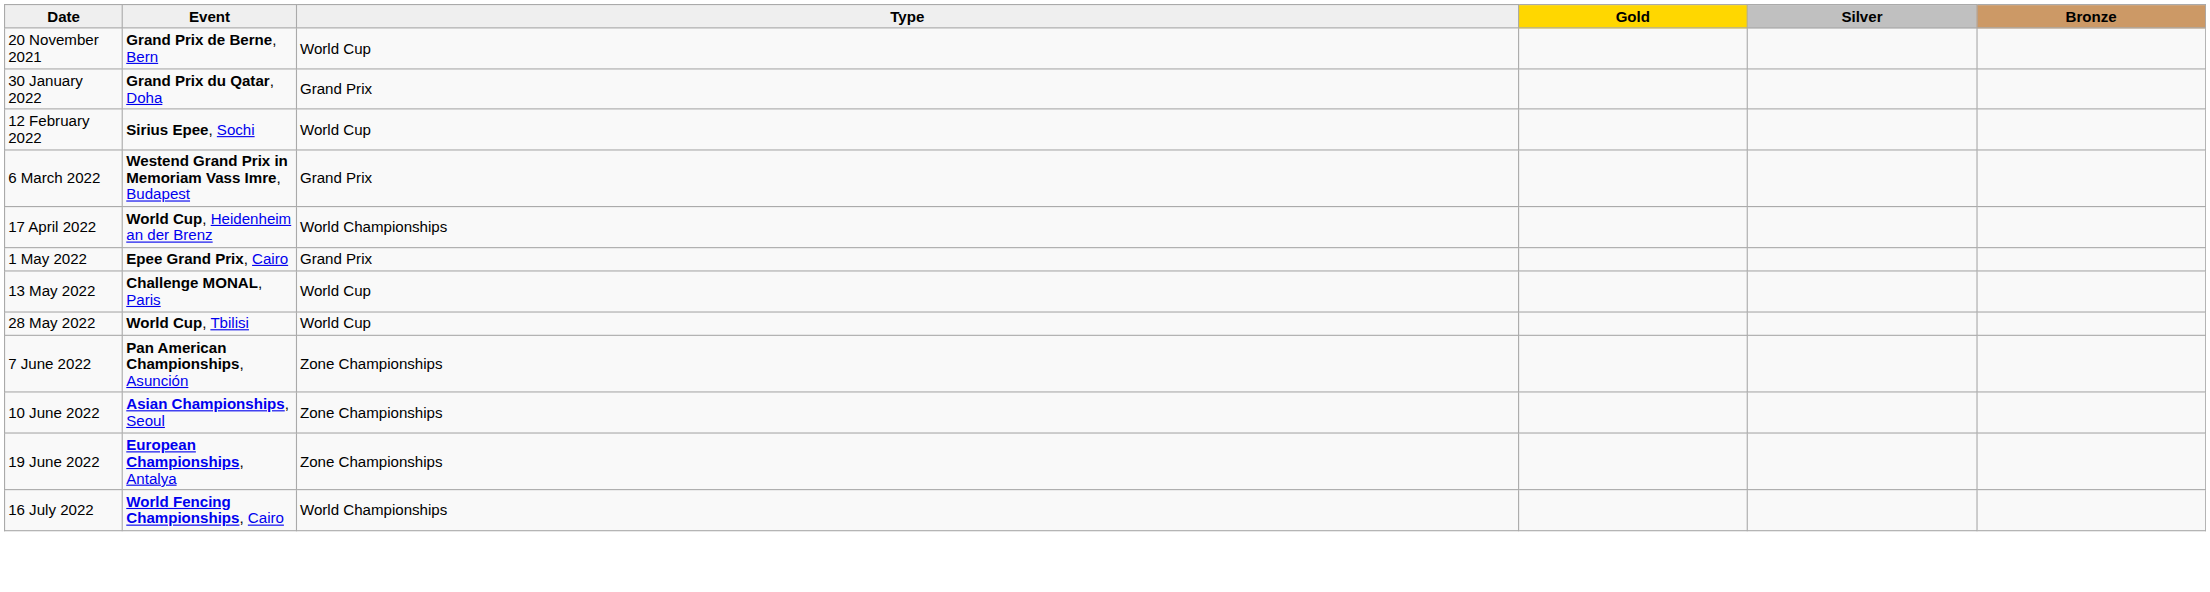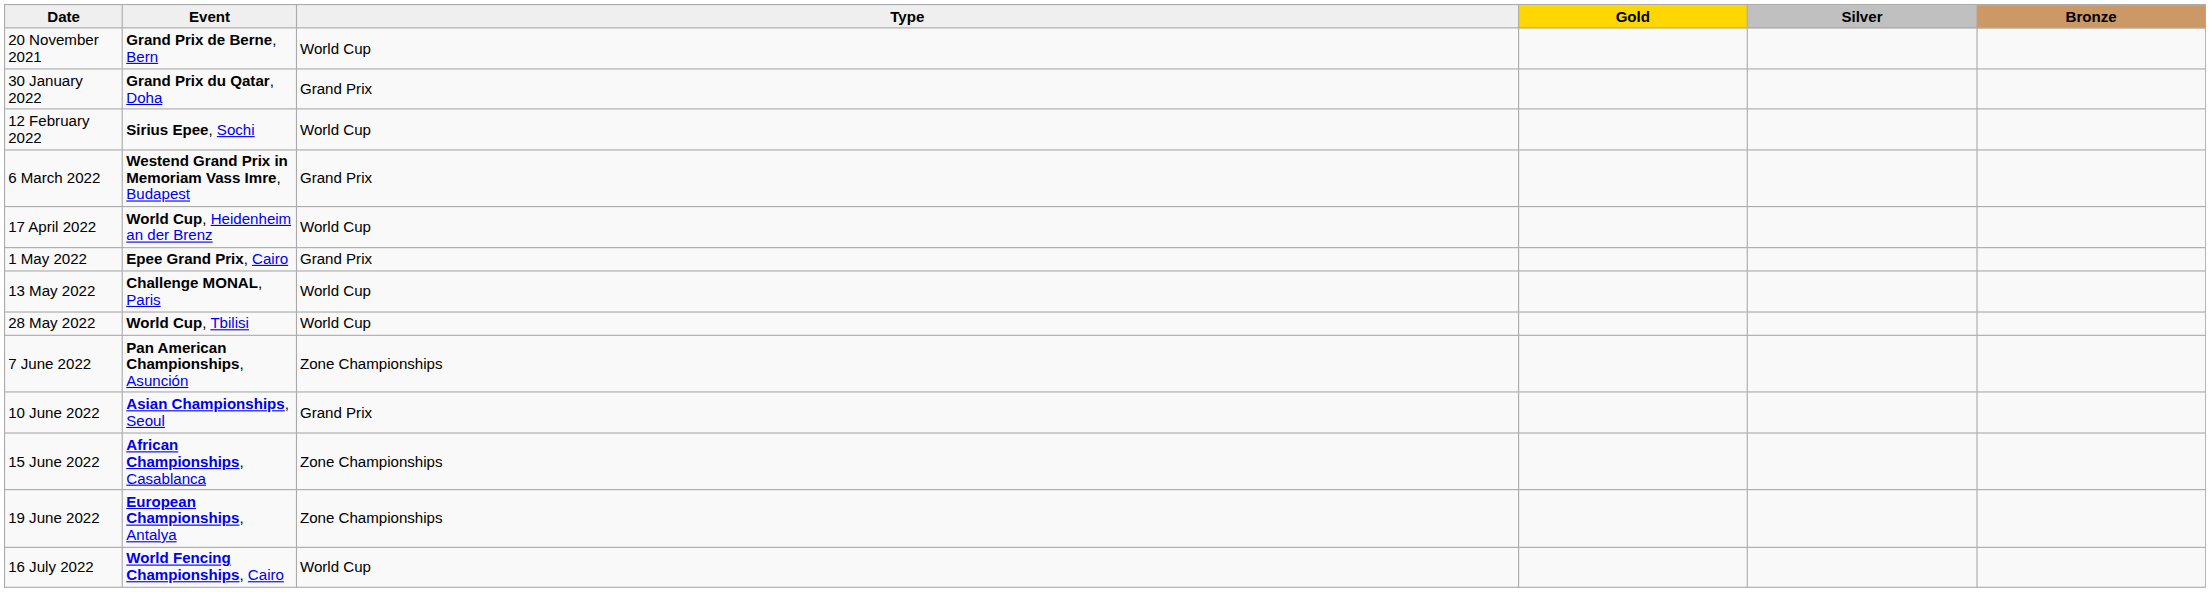(374, 227) World Championships -> (335, 227) World Cup
(371, 412) Zone Championships -> (336, 412) Grand Prix
+ row: (54, 461)
(374, 510) World Championships -> (335, 567) World Cup
